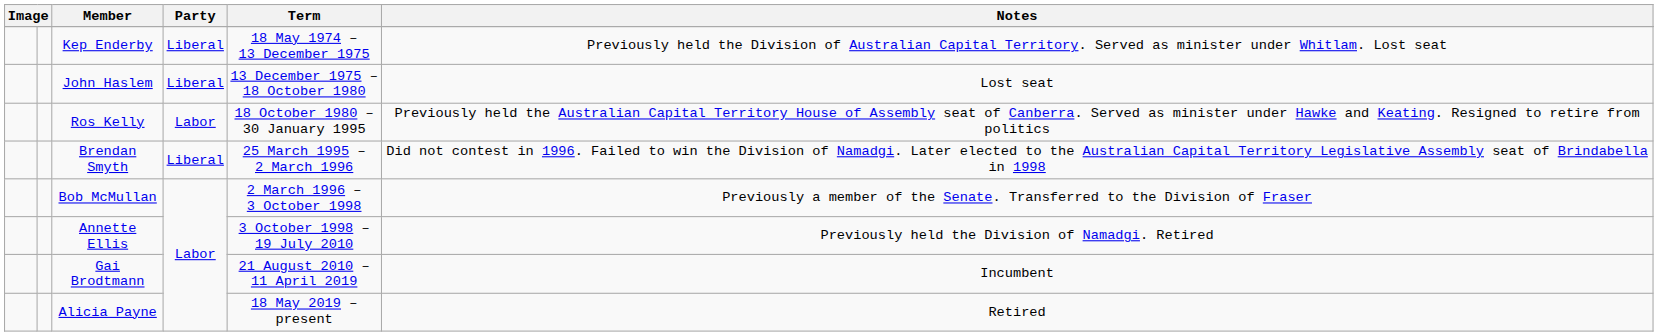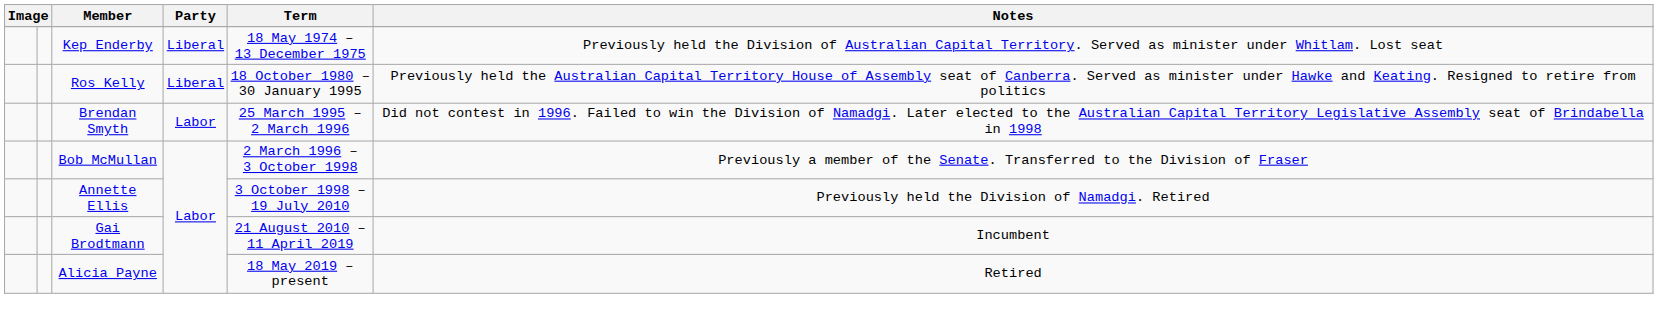- row: (108, 84)
(195, 122) Labor -> (195, 84) Liberal
(195, 160) Liberal -> (195, 122) Labor
